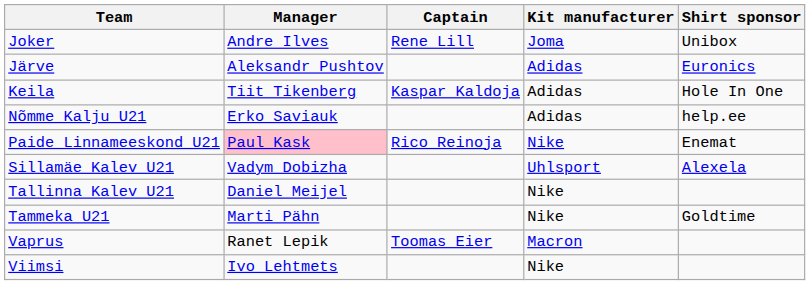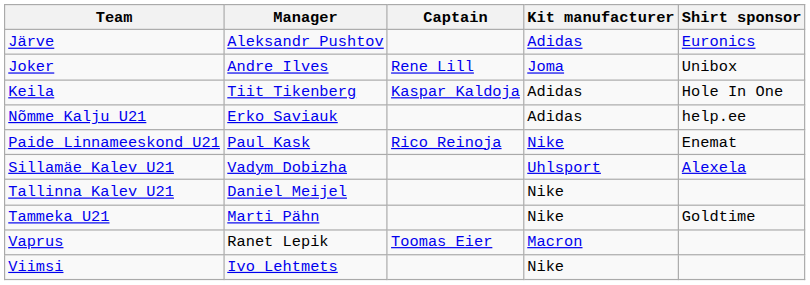rows swapped: (31, 67) <-> (31, 42)
(269, 142) pink background -> (269, 142) no background
